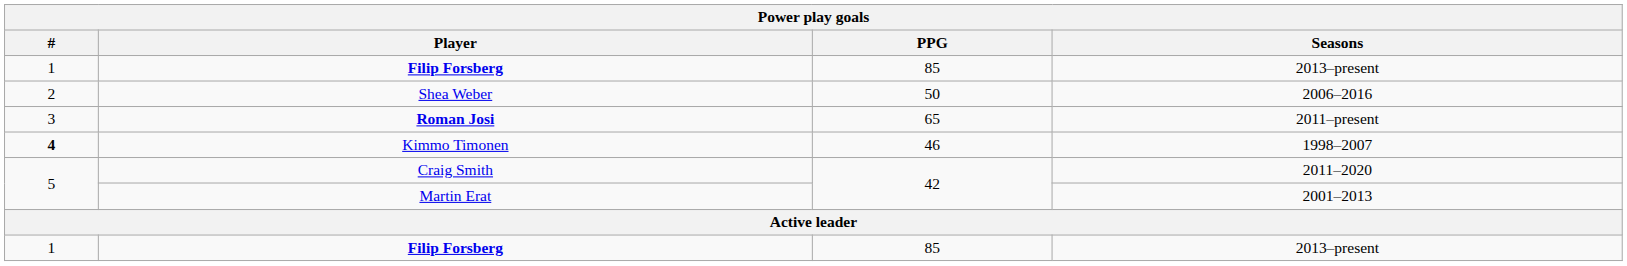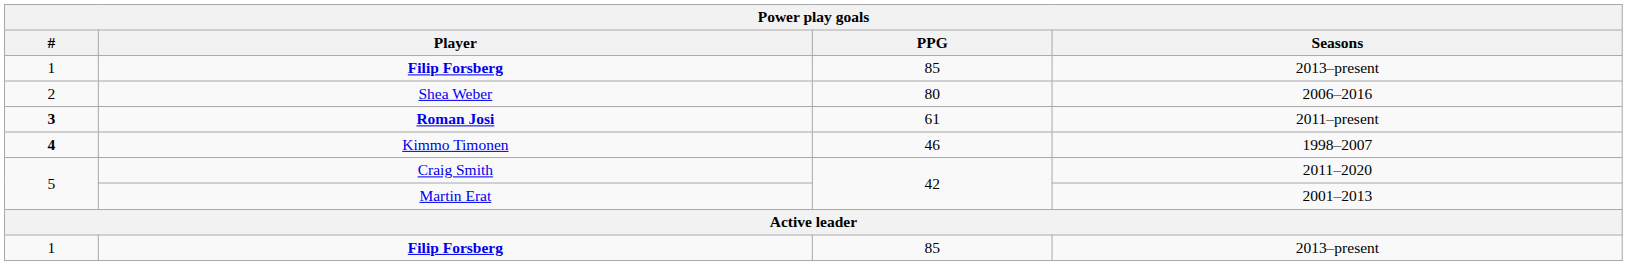(932, 94) 50 -> (932, 94) 80
(51, 119) normal -> (51, 119) bold
(932, 119) 65 -> (932, 119) 61
